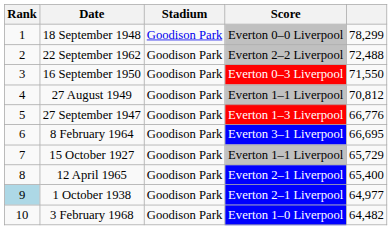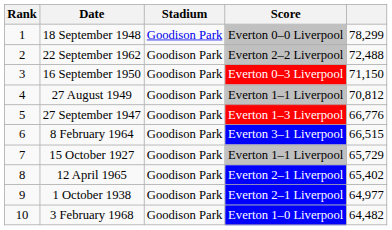(366, 74) 71,550 -> (366, 74) 71,150
(366, 134) 66,695 -> (366, 134) 66,515
(366, 174) 65,400 -> (366, 174) 65,402
(22, 194) lightblue background -> (22, 194) no background
